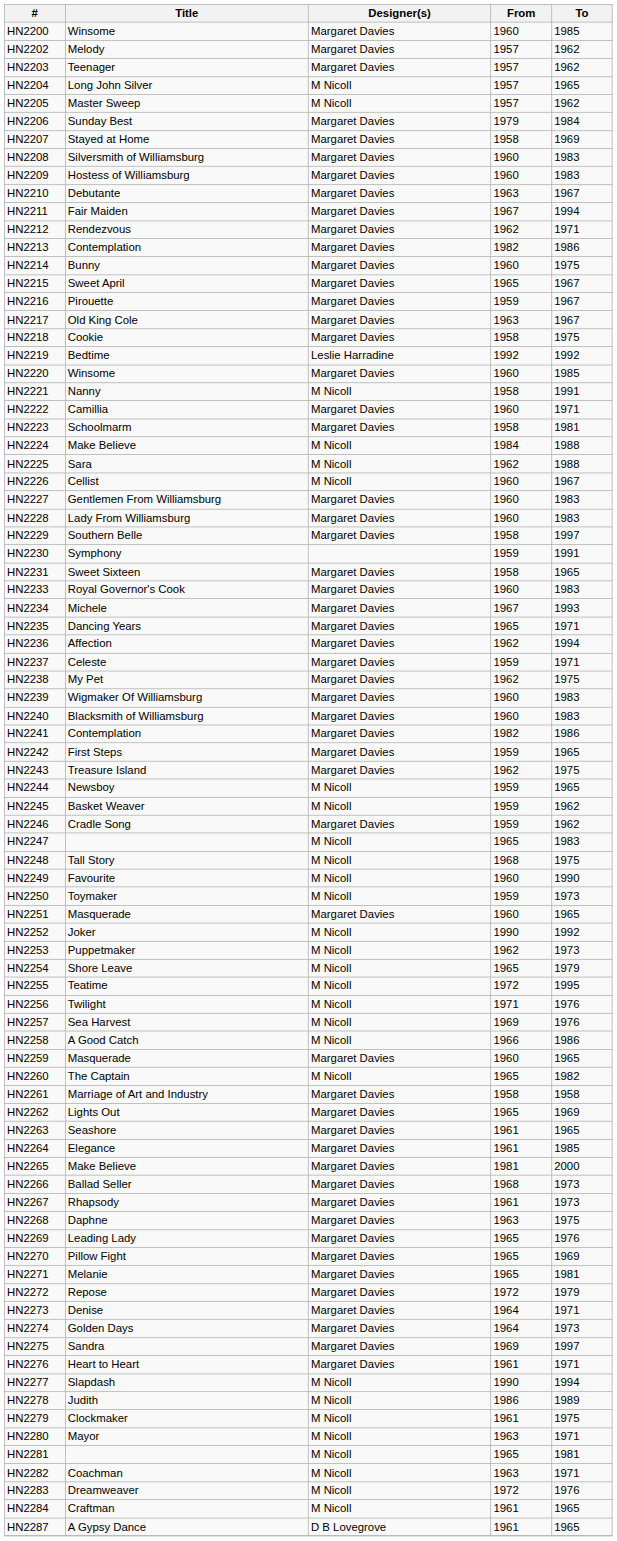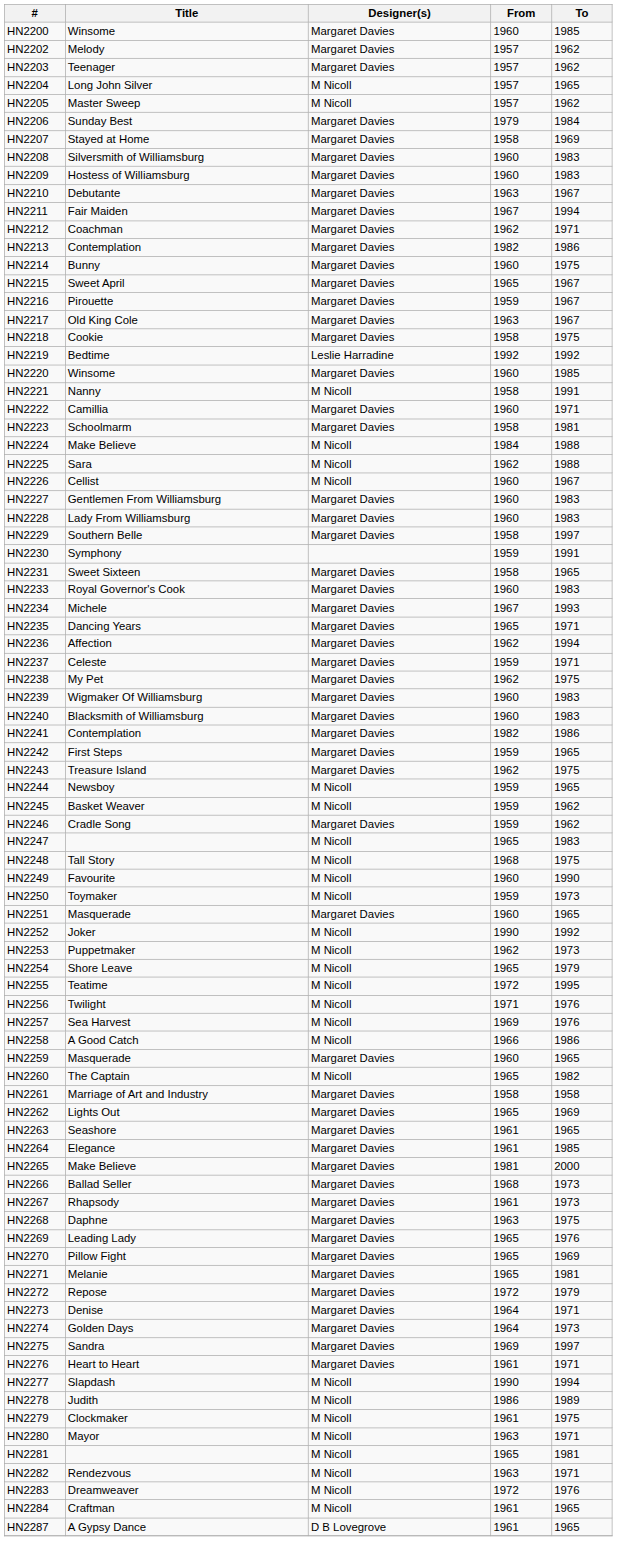(99, 229) Rendezvous -> (95, 229) Coachman
(95, 1472) Coachman -> (99, 1472) Rendezvous
